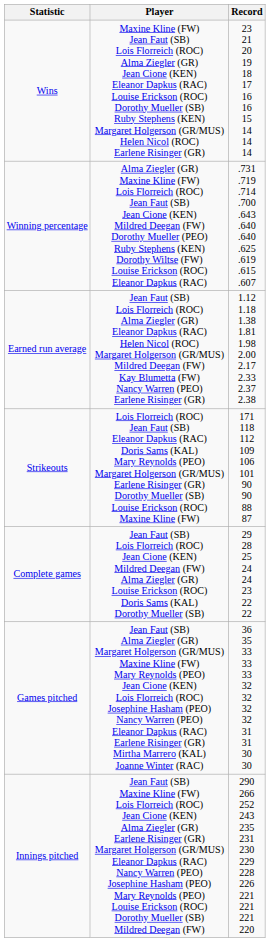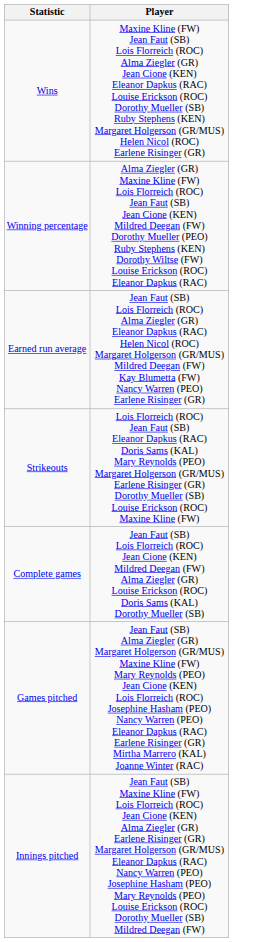- column: (247, 12)
